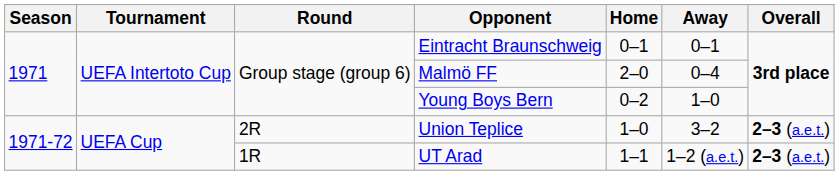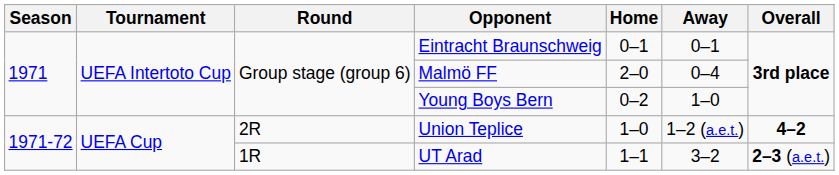(705, 128) 3–2 -> (705, 128) 1–2 (a.e.t.)
(791, 128) 2–3 (a.e.t.) -> (791, 128) 4–2
(705, 156) 1–2 (a.e.t.) -> (705, 156) 3–2
